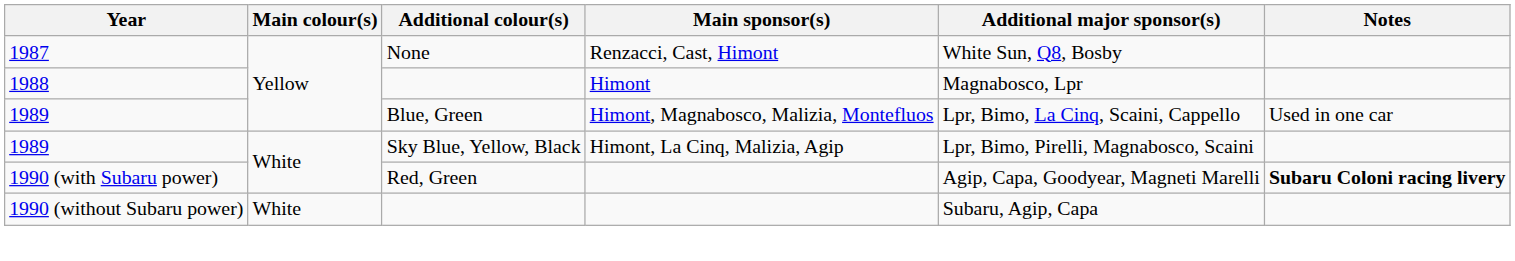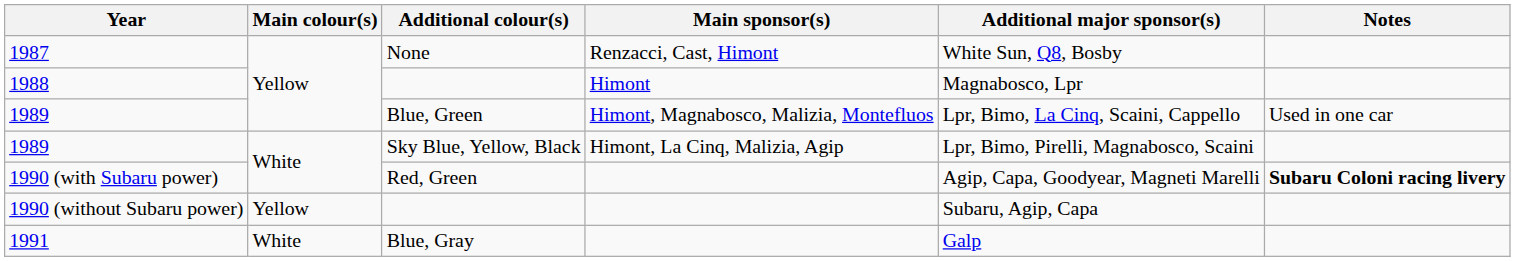(277, 209) White -> (281, 209) Yellow
+ row: (29, 240)
